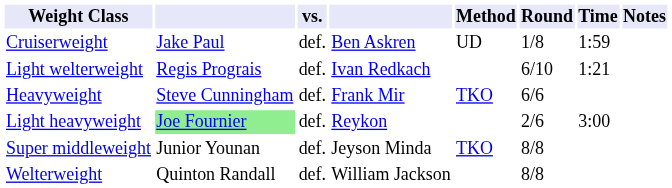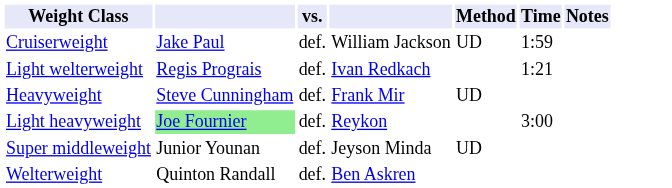- column: (547, 16)
(373, 42) Ben Askren -> (391, 42) William Jackson
(474, 95) TKO -> (469, 95) UD
(474, 148) TKO -> (469, 148) UD
(391, 174) William Jackson -> (373, 174) Ben Askren
